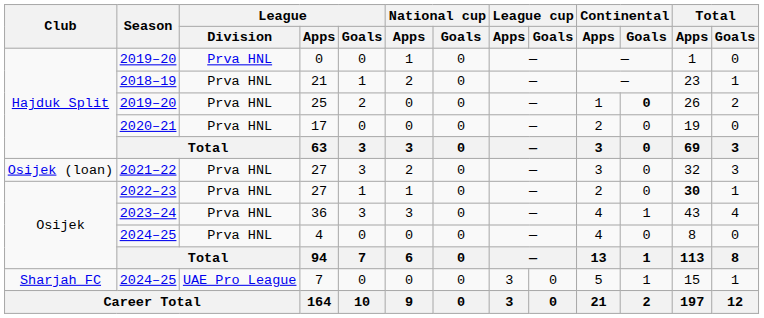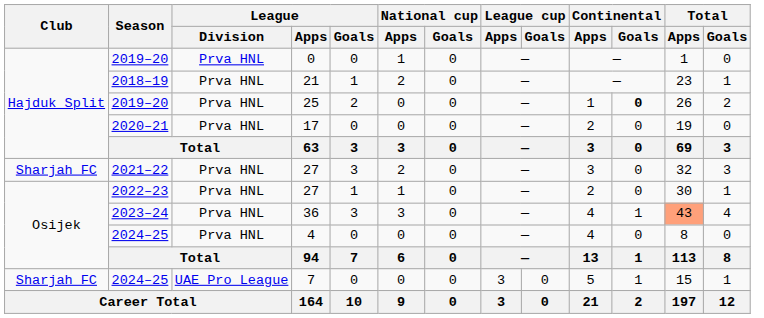(60, 170) Osijek (loan) -> (56, 170) Sharjah FC
(692, 192) bold -> (684, 192) normal
(692, 214) no background -> (684, 214) lightsalmon background
